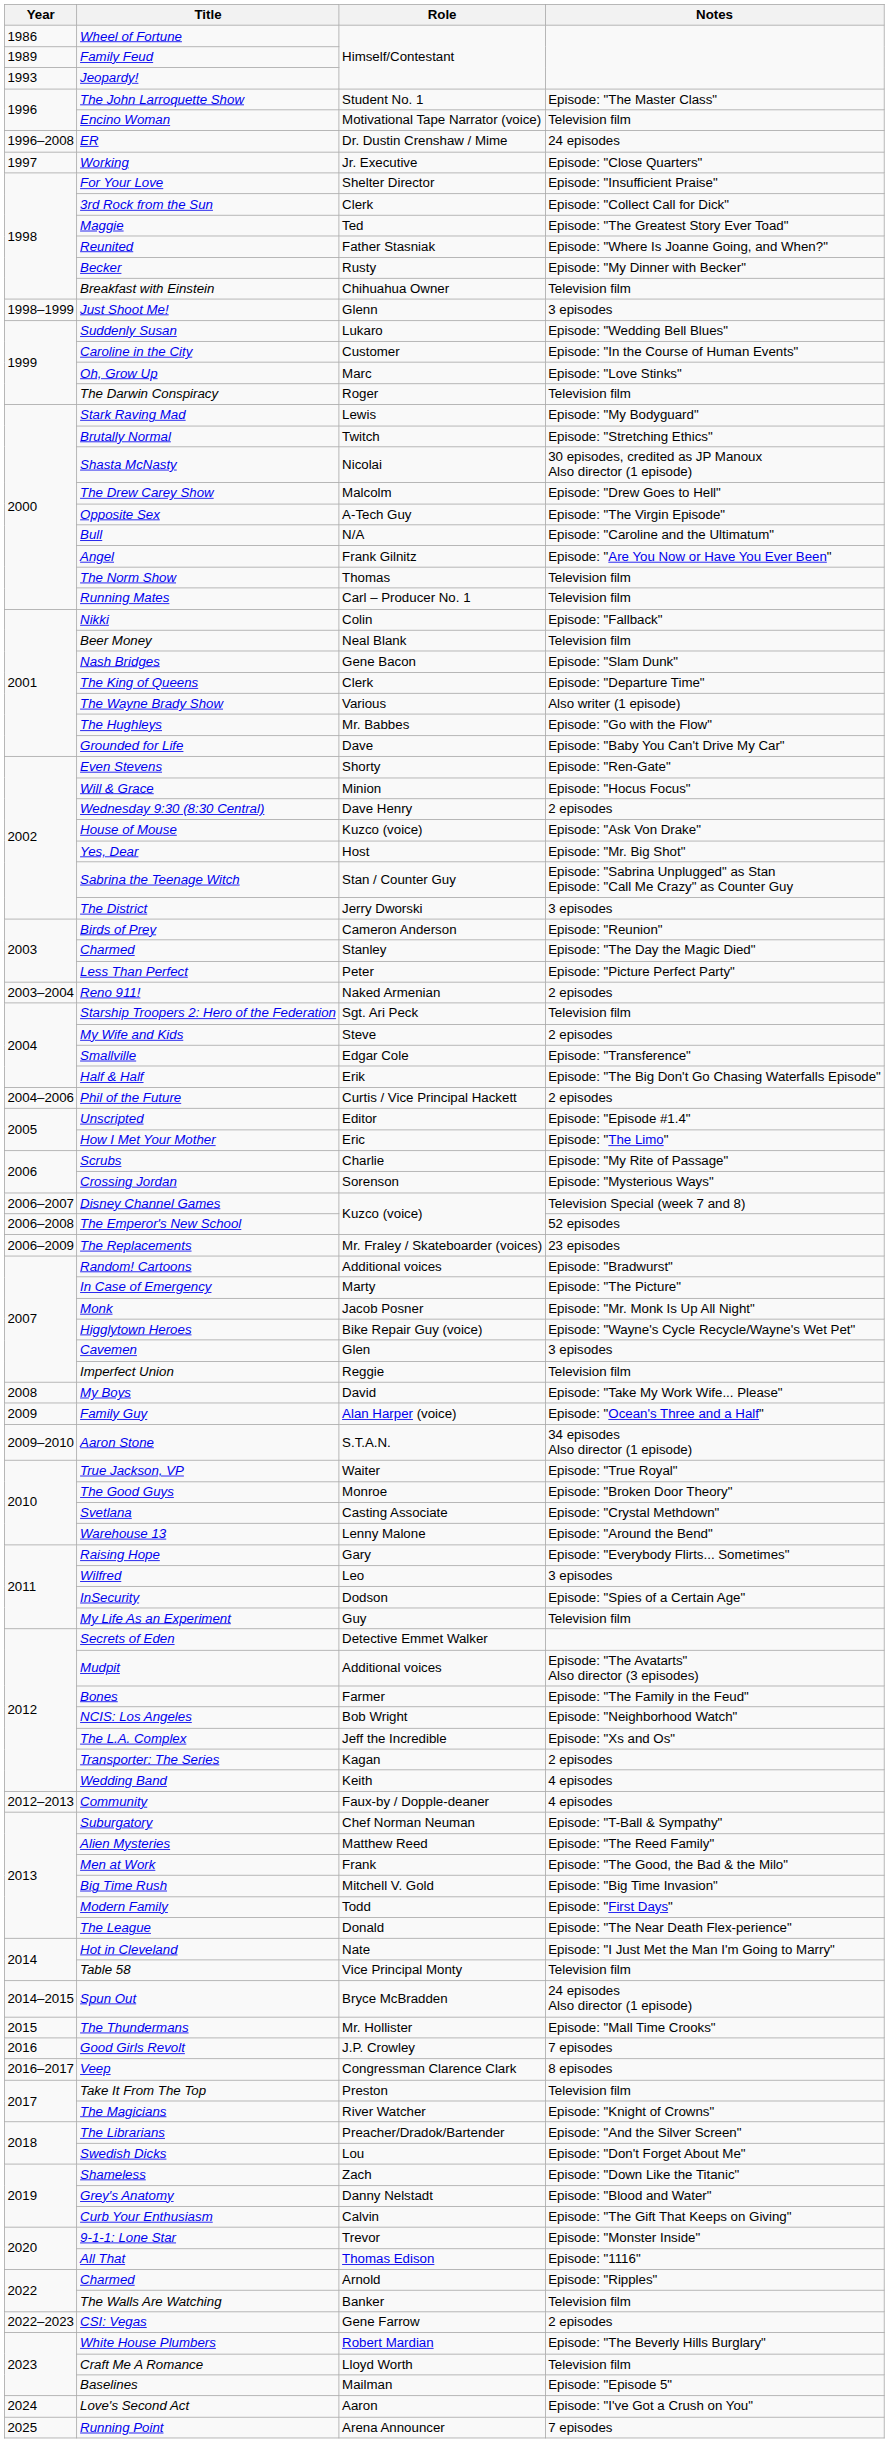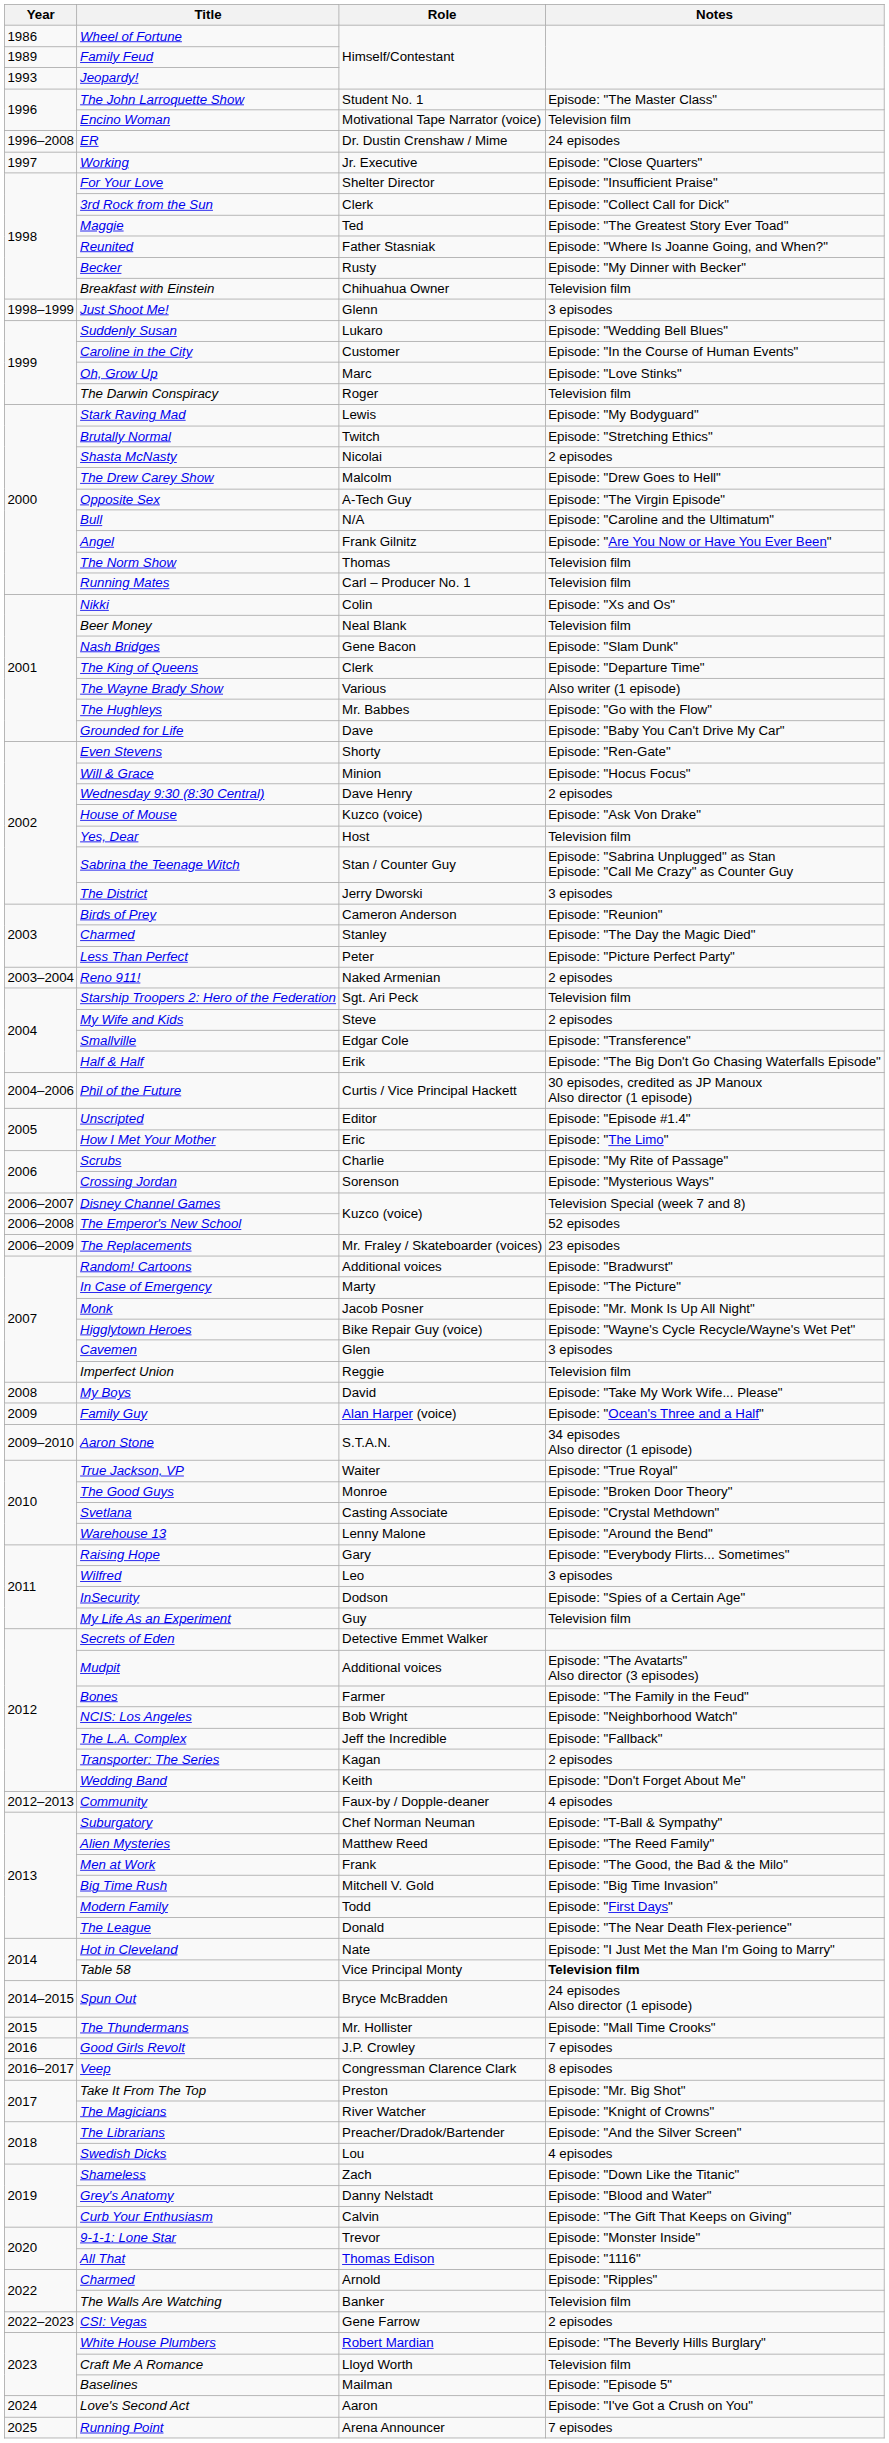(655, 464) 30 episodes, credited as JP Manoux Also director (1 episode) -> (580, 457) 2 episodes
(605, 619) Episode: "Fallback" -> (612, 604) Episode: "Xs and Os"
(617, 851) Episode: "Mr. Big Shot" -> (590, 836) Television film
(580, 1097) 2 episodes -> (655, 1090) 30 episodes, credited as JP Manoux Also director (1 episode)
(612, 1738) Episode: "Xs and Os" -> (605, 1738) Episode: "Fallback"
(580, 1780) 4 episodes -> (647, 1780) Episode: "Don't Forget About Me"
(590, 1970) normal -> (594, 1970) bold
(590, 2090) Television film -> (617, 2090) Episode: "Mr. Big Shot"
(647, 2153) Episode: "Don't Forget About Me" -> (580, 2153) 4 episodes
